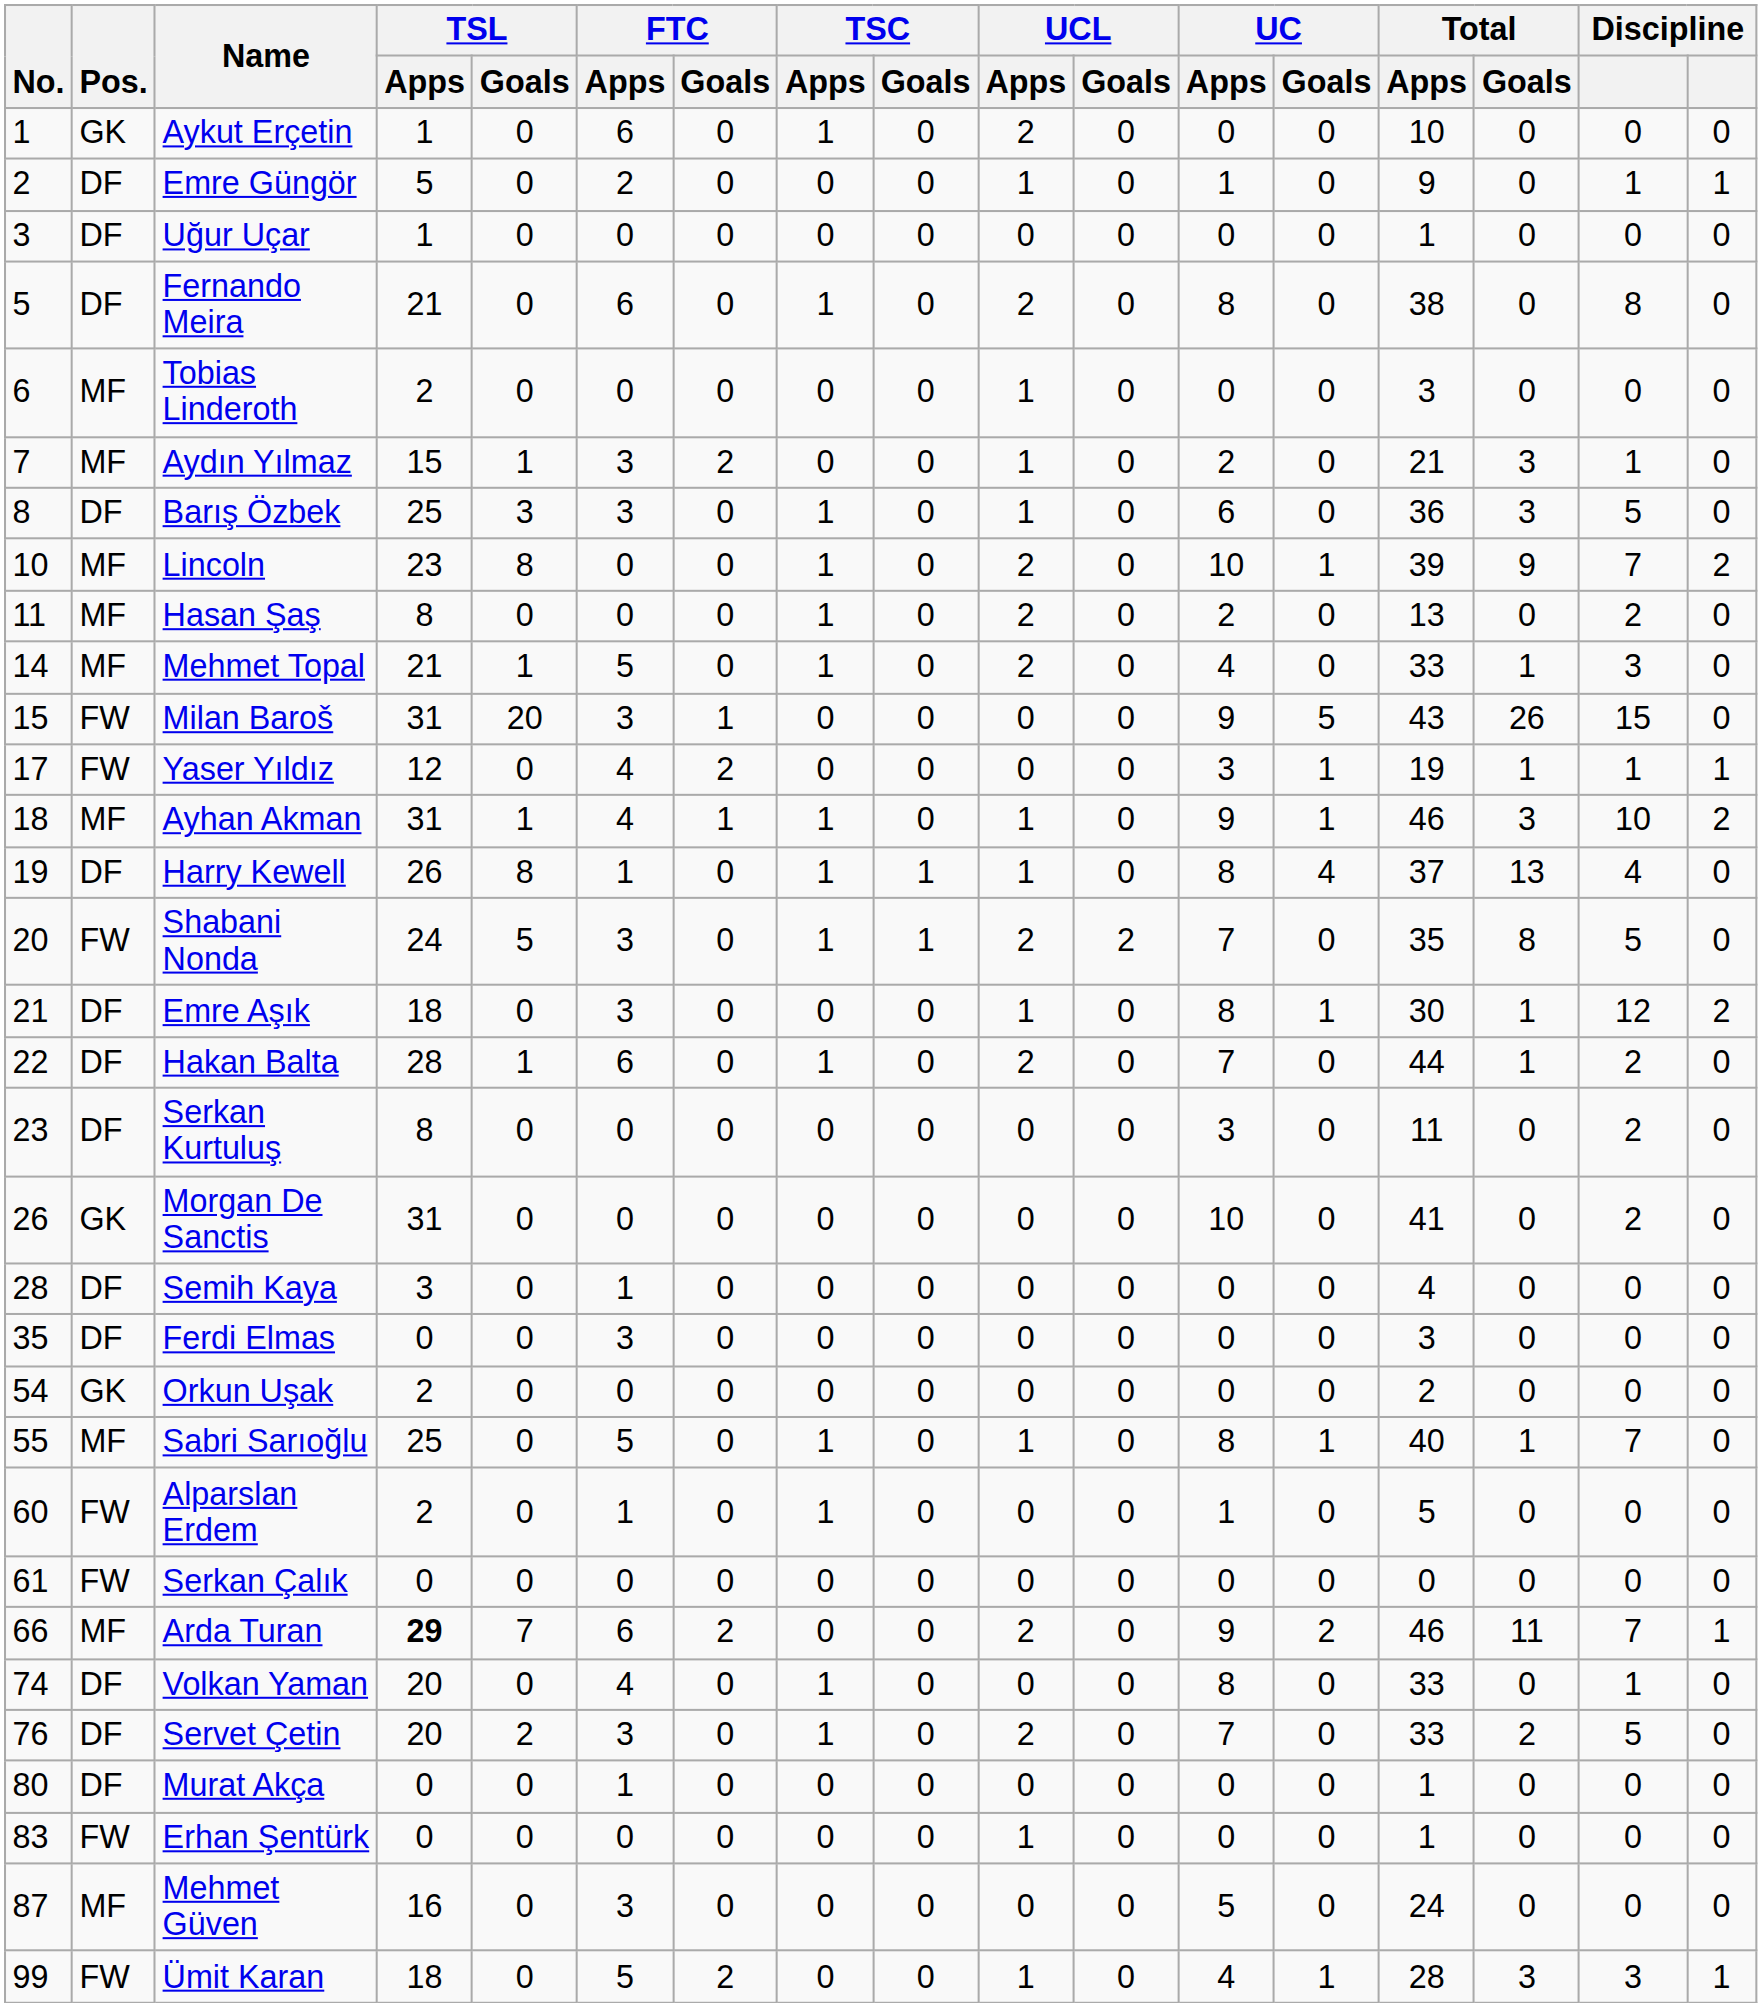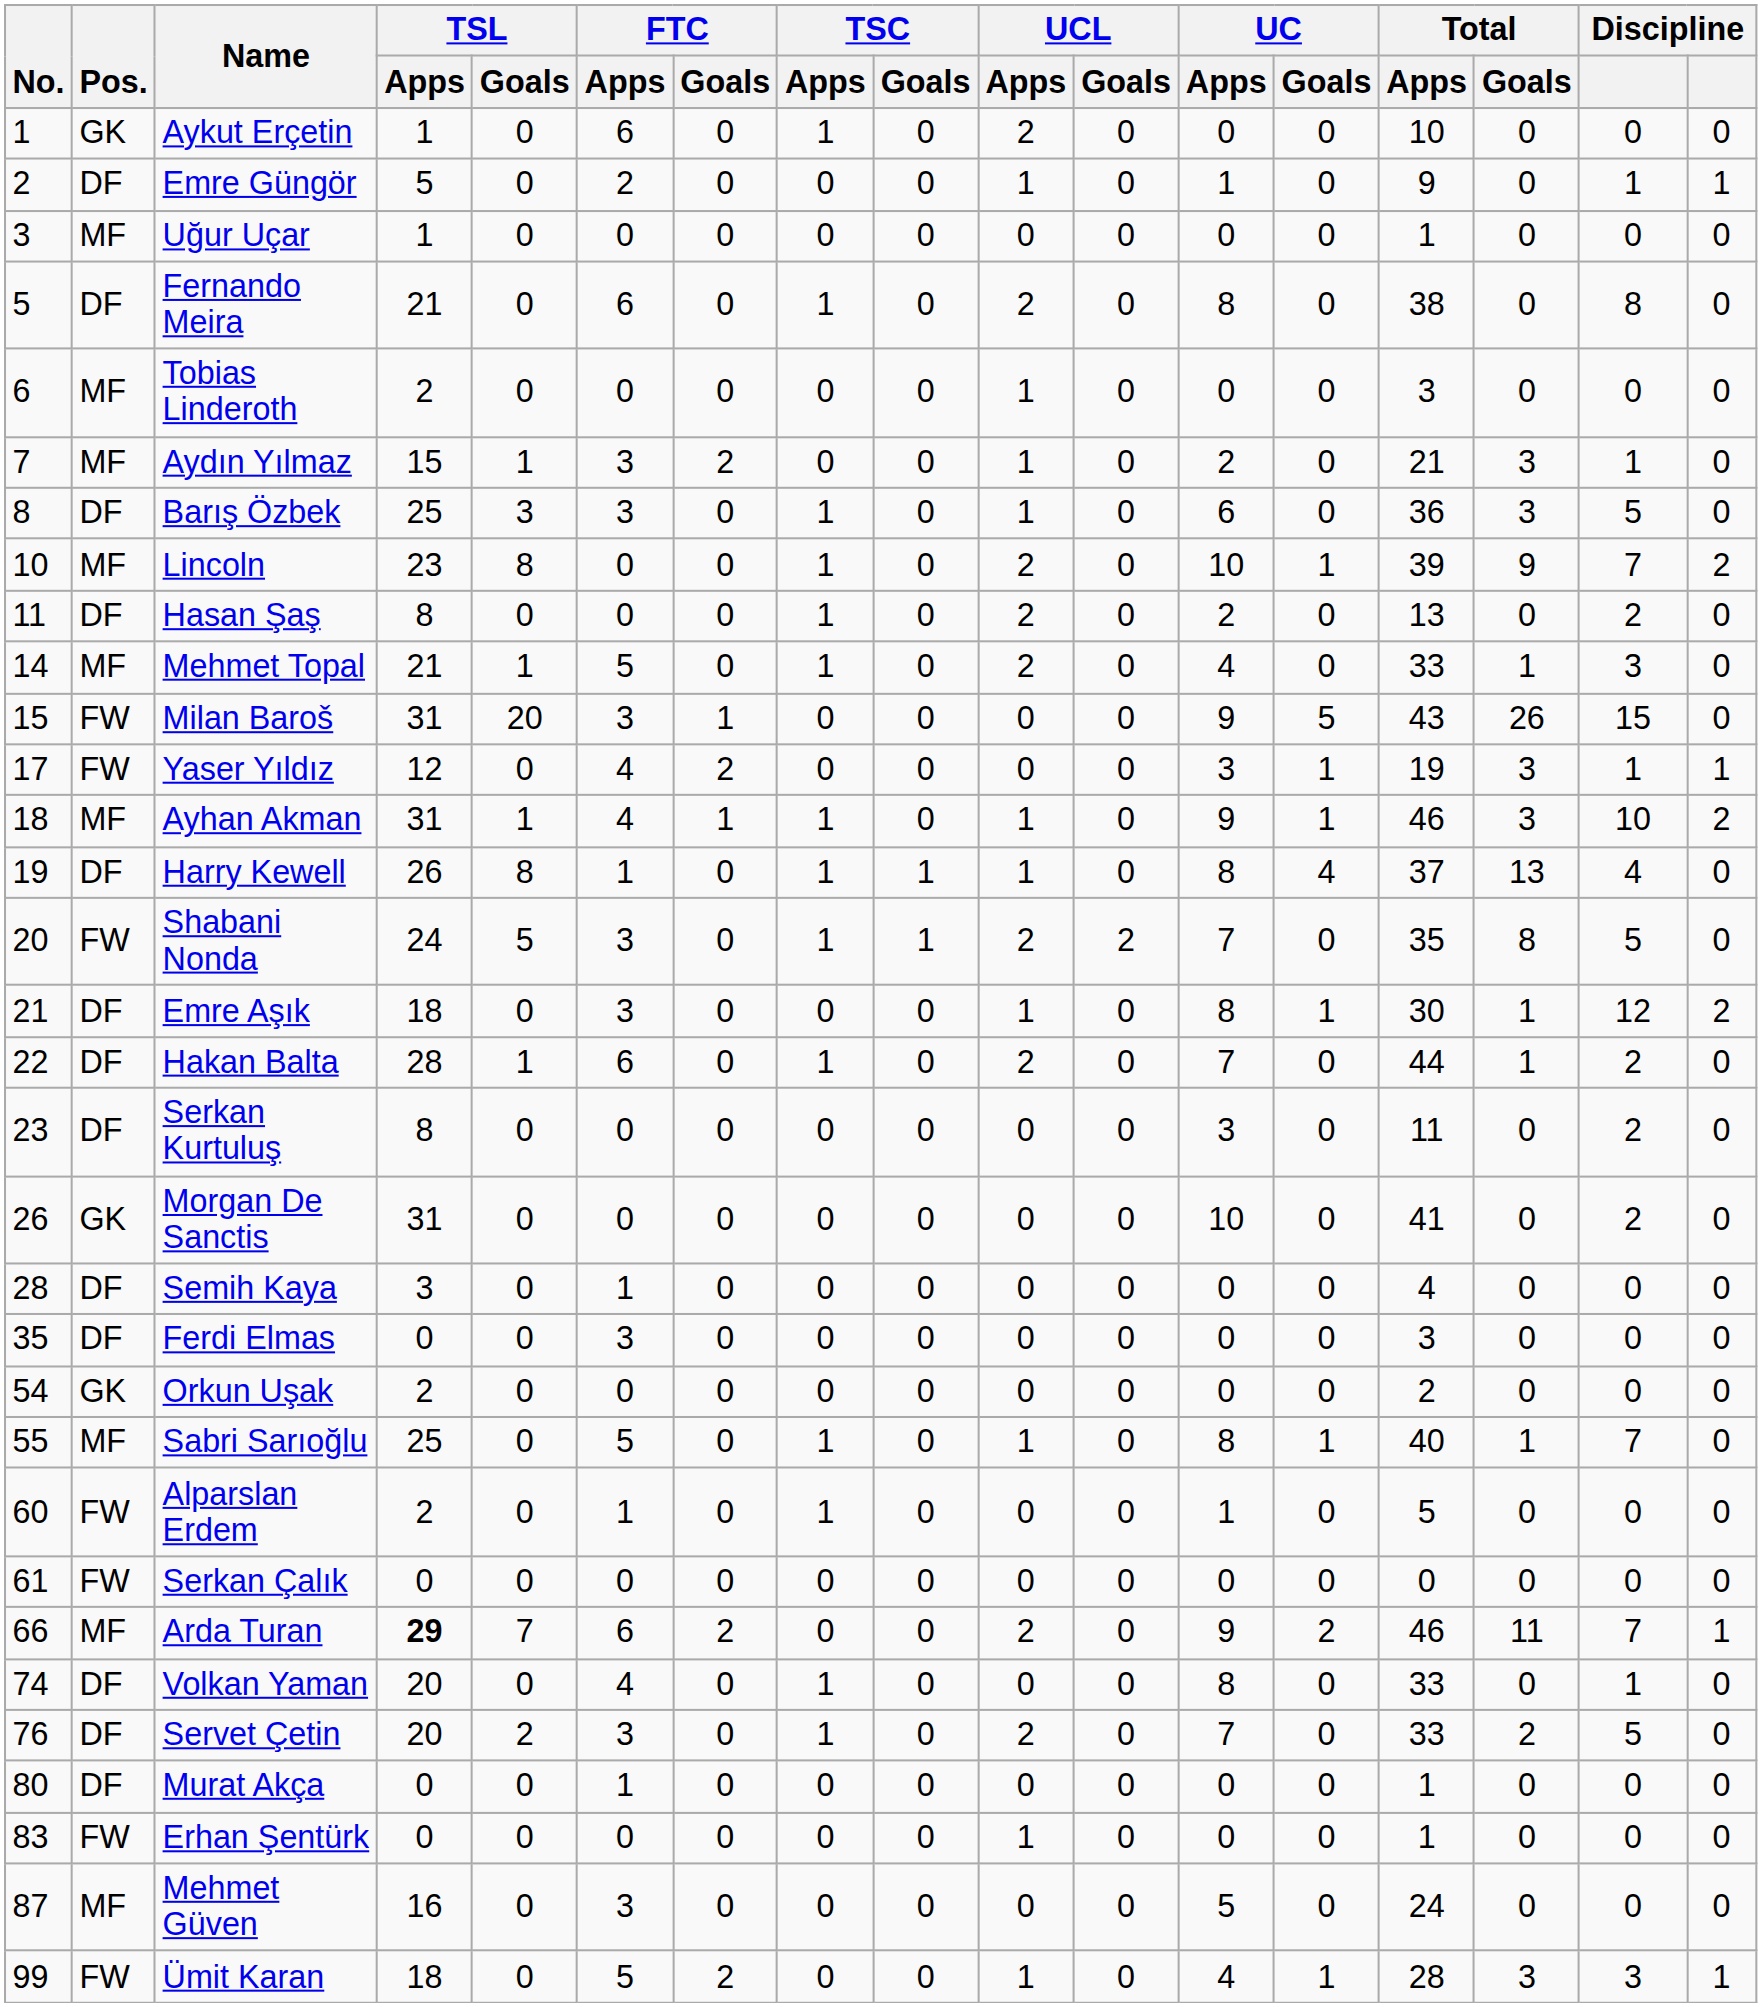(101, 235) DF -> (103, 235) MF
(103, 615) MF -> (101, 615) DF
(1527, 769) 1 -> (1527, 769) 3
